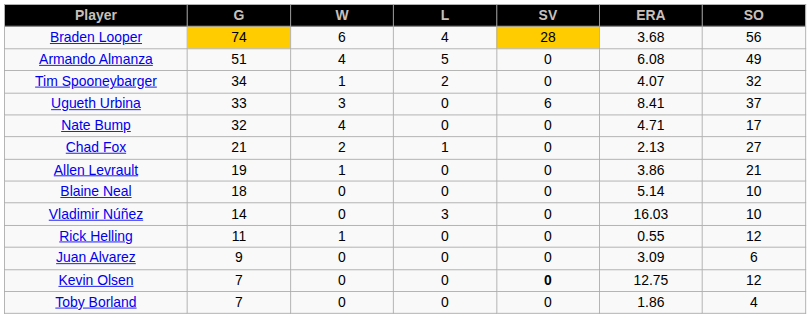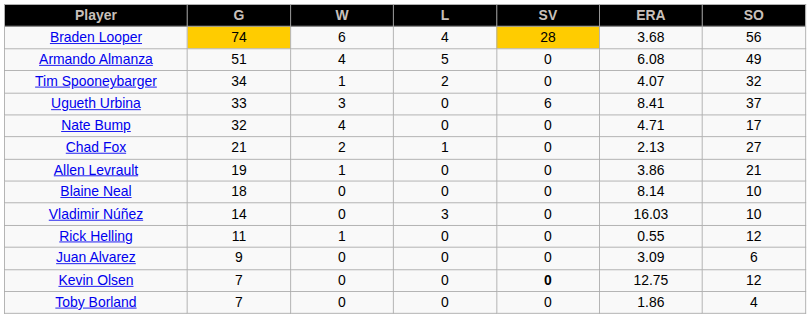(651, 192) 5.14 -> (651, 192) 8.14
